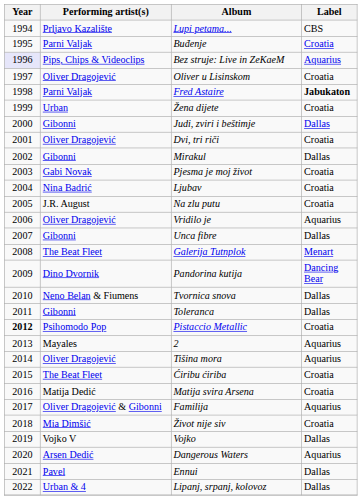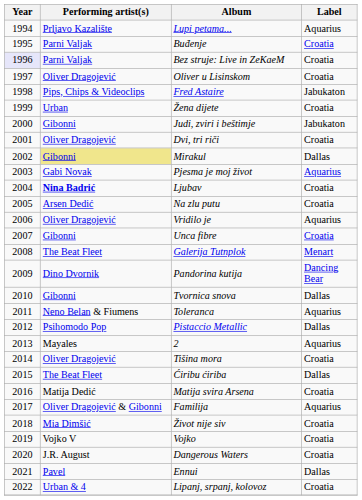(314, 28) CBS -> (323, 28) Aquarius
(94, 60) Pips, Chips & Videoclips -> (67, 60) Parni Valjak
(323, 60) Aquarius -> (319, 60) Croatia
(67, 92) Parni Valjak -> (94, 92) Pips, Chips & Videoclips
(327, 92) bold -> (325, 92) normal
(317, 124) Dallas -> (325, 124) Jabukaton
(59, 156) no background -> (59, 156) khaki background
(319, 172) Croatia -> (323, 172) Aquarius
(67, 188) normal -> (69, 188) bold
(66, 204) J.R. August -> (68, 204) Arsen Dedić
(317, 236) Dallas -> (319, 236) Croatia
(91, 295) Neno Belan & Fiumens -> (59, 295) Gibonni
(59, 311) Gibonni -> (91, 311) Neno Belan & Fiumens
(317, 311) Dallas -> (323, 311) Aquarius
(22, 327) bold -> (22, 327) normal
(319, 327) Croatia -> (317, 327) Dallas
(323, 359) Aquarius -> (319, 359) Croatia
(319, 375) Croatia -> (317, 375) Dallas
(317, 439) Dallas -> (319, 439) Croatia
(68, 455) Arsen Dedić -> (66, 455) J.R. August
(323, 455) Aquarius -> (319, 455) Croatia
(317, 487) Dallas -> (319, 487) Croatia
